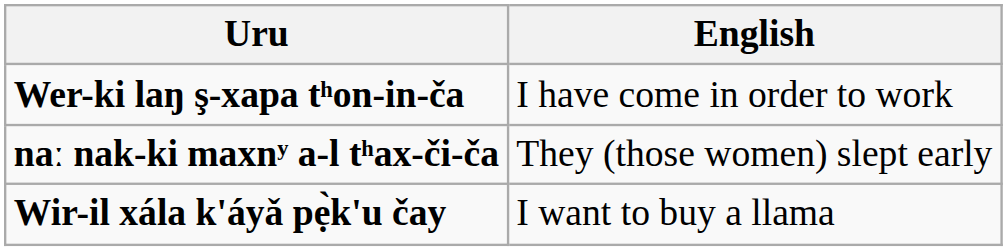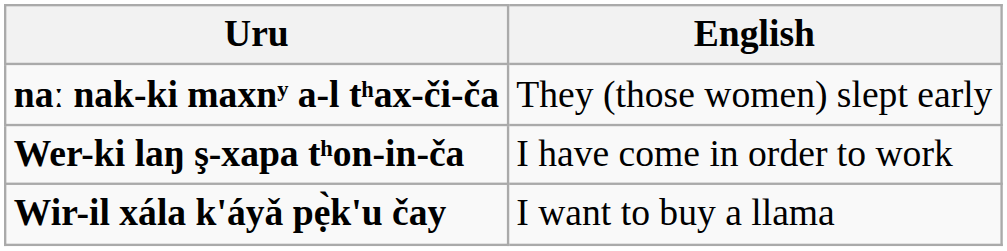rows swapped: (256, 153) <-> (239, 93)
